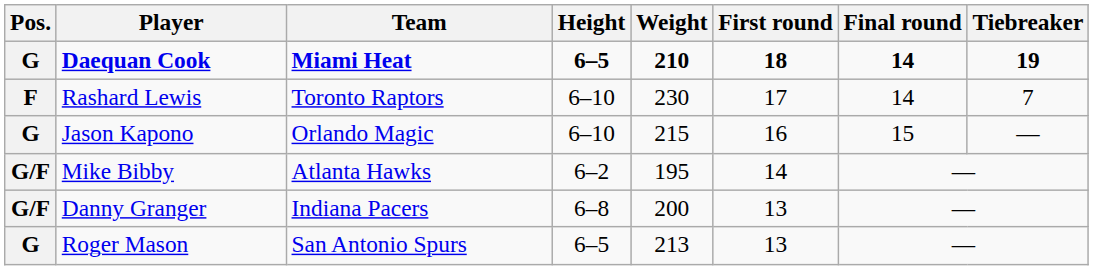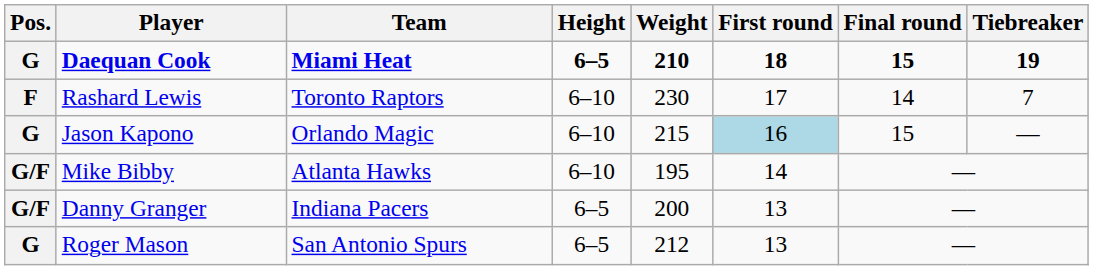(903, 60) 14 -> (903, 60) 15
(775, 134) no background -> (775, 134) lightblue background
(592, 171) 6–2 -> (592, 171) 6–10
(592, 208) 6–8 -> (592, 208) 6–5
(672, 245) 213 -> (672, 245) 212
